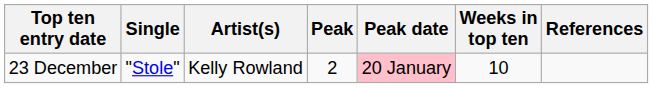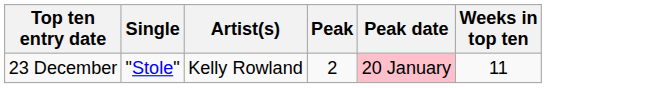- column: (595, 29)
(498, 67) 10 -> (498, 67) 11
